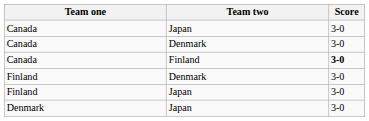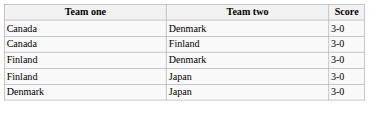- row: (22, 28)
(338, 60) bold -> (338, 44) normal
